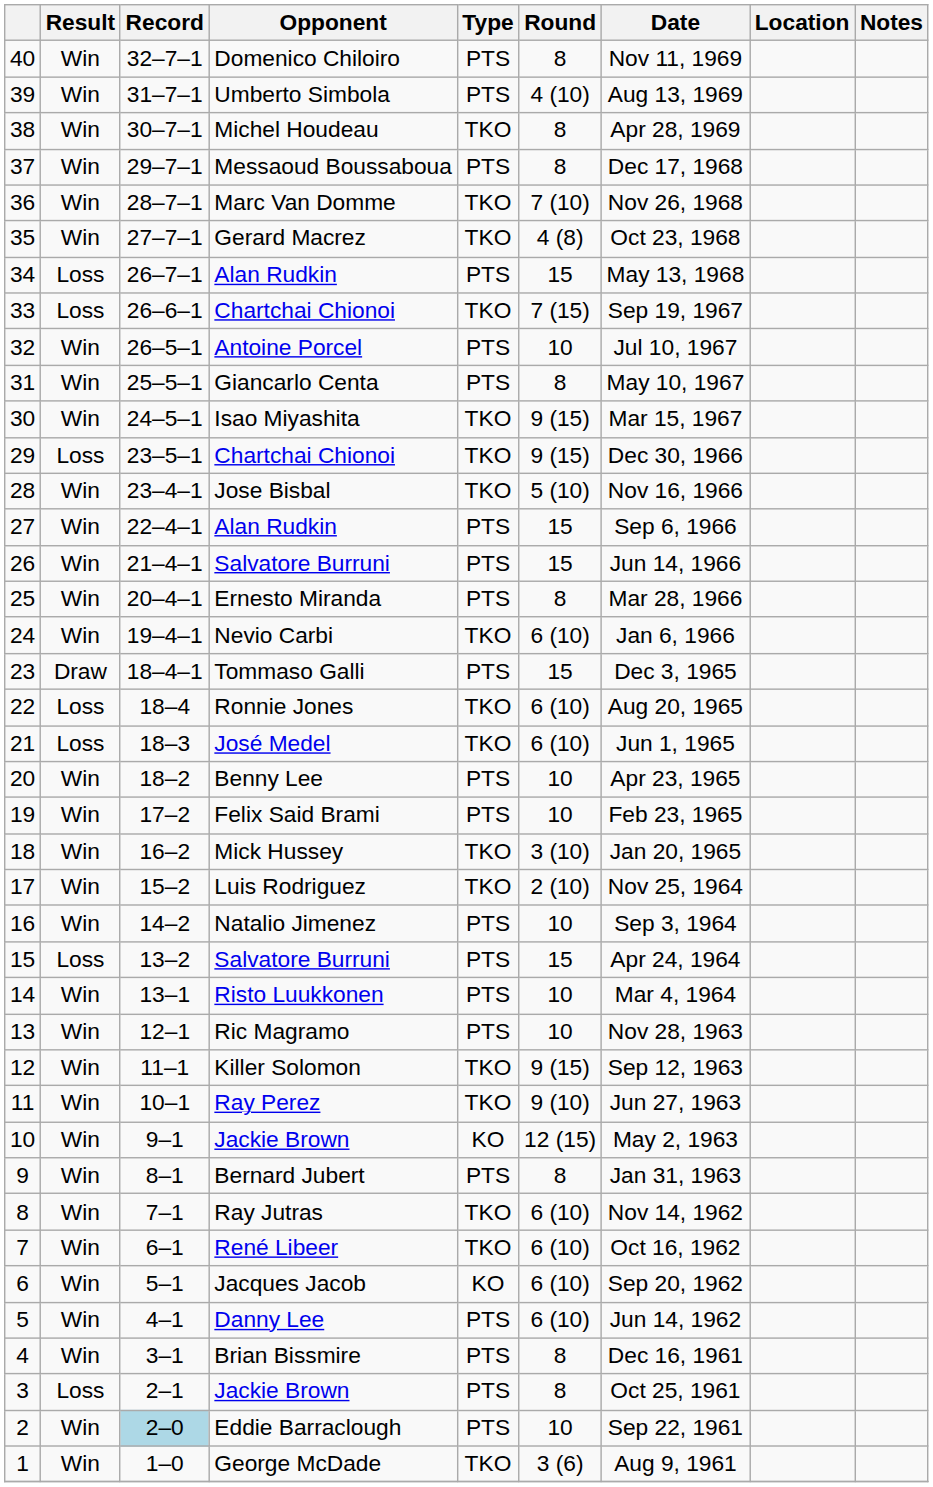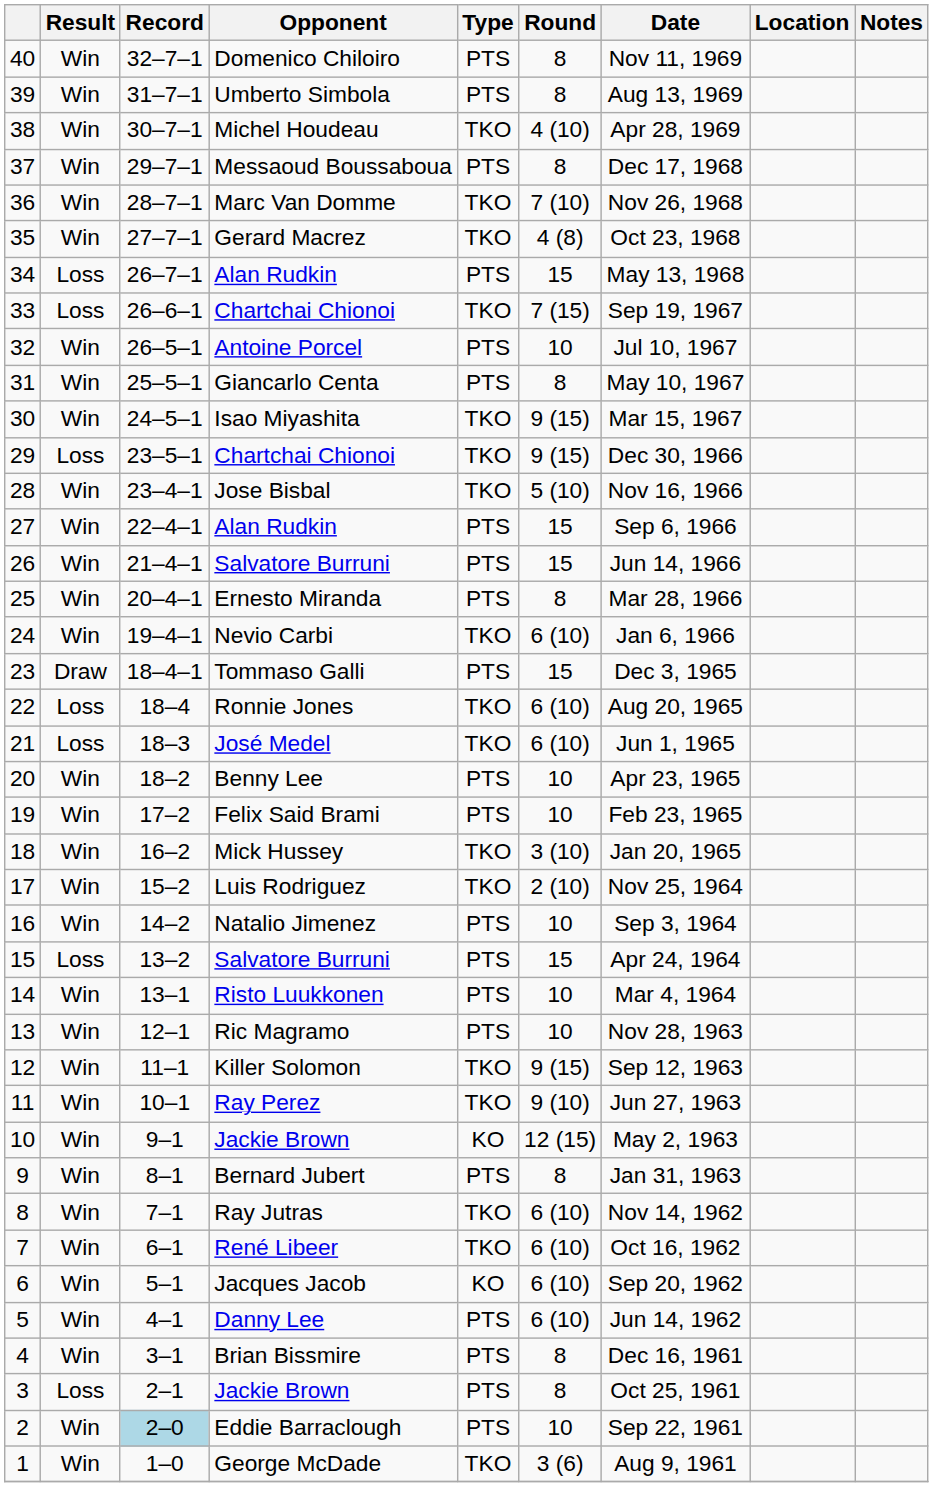(560, 94) 4 (10) -> (560, 94) 8
(560, 130) 8 -> (560, 130) 4 (10)
